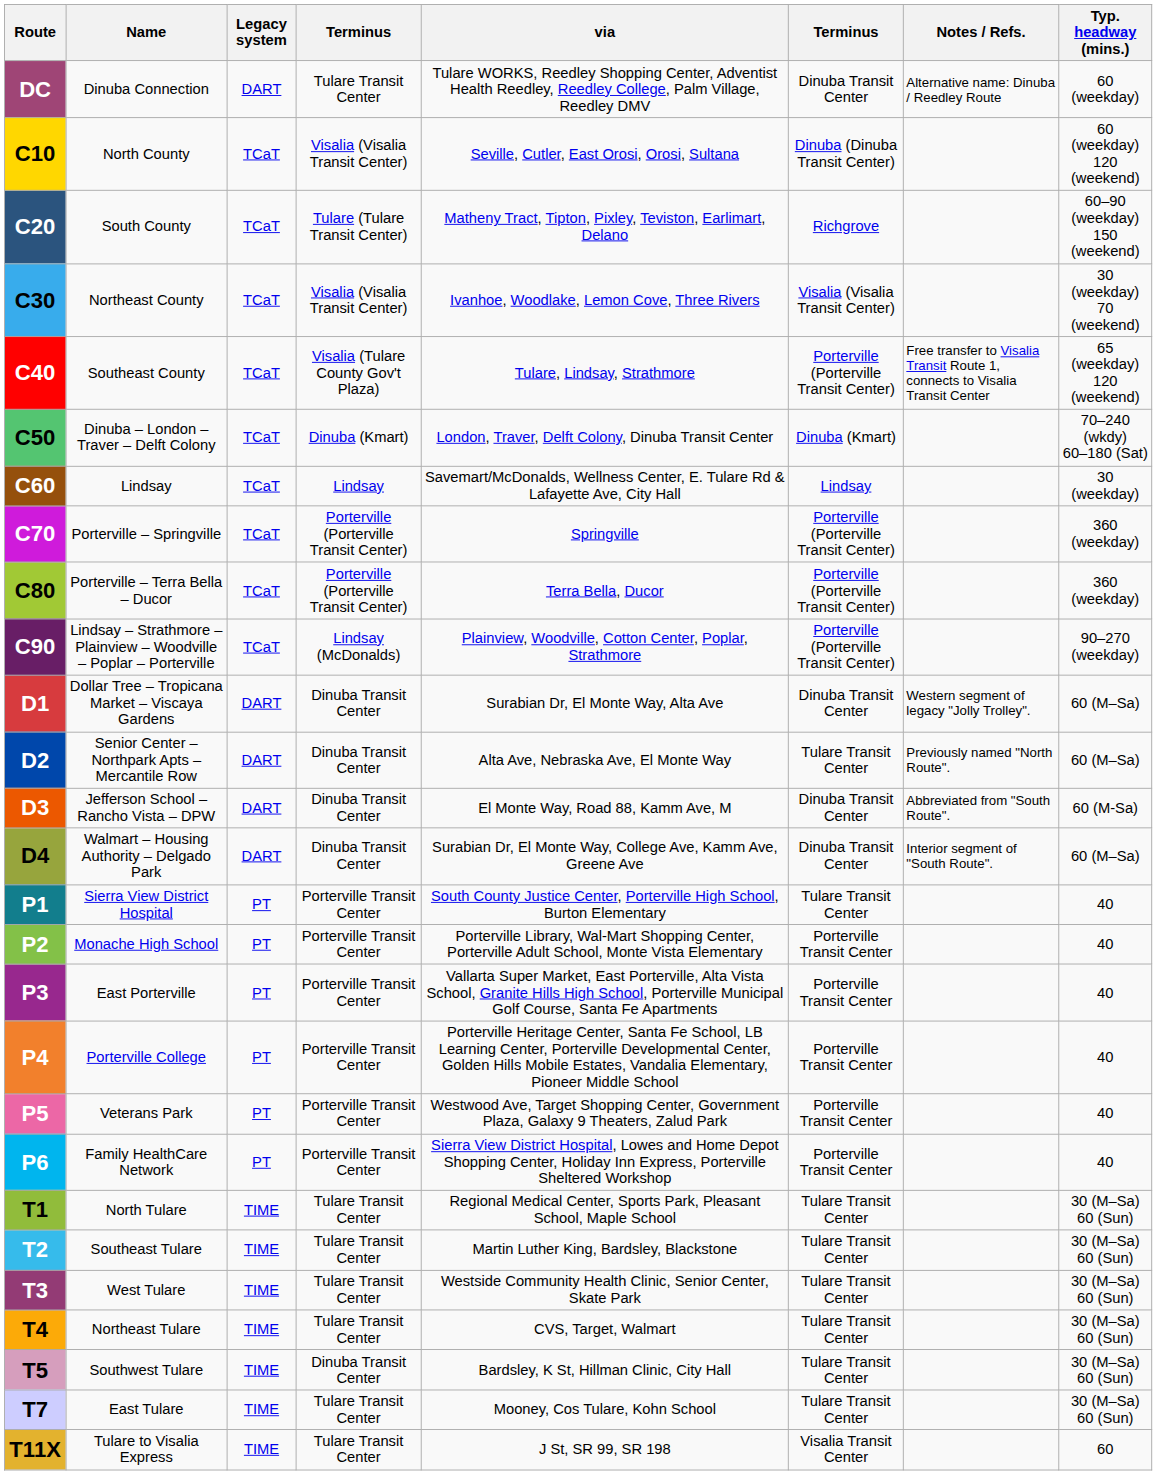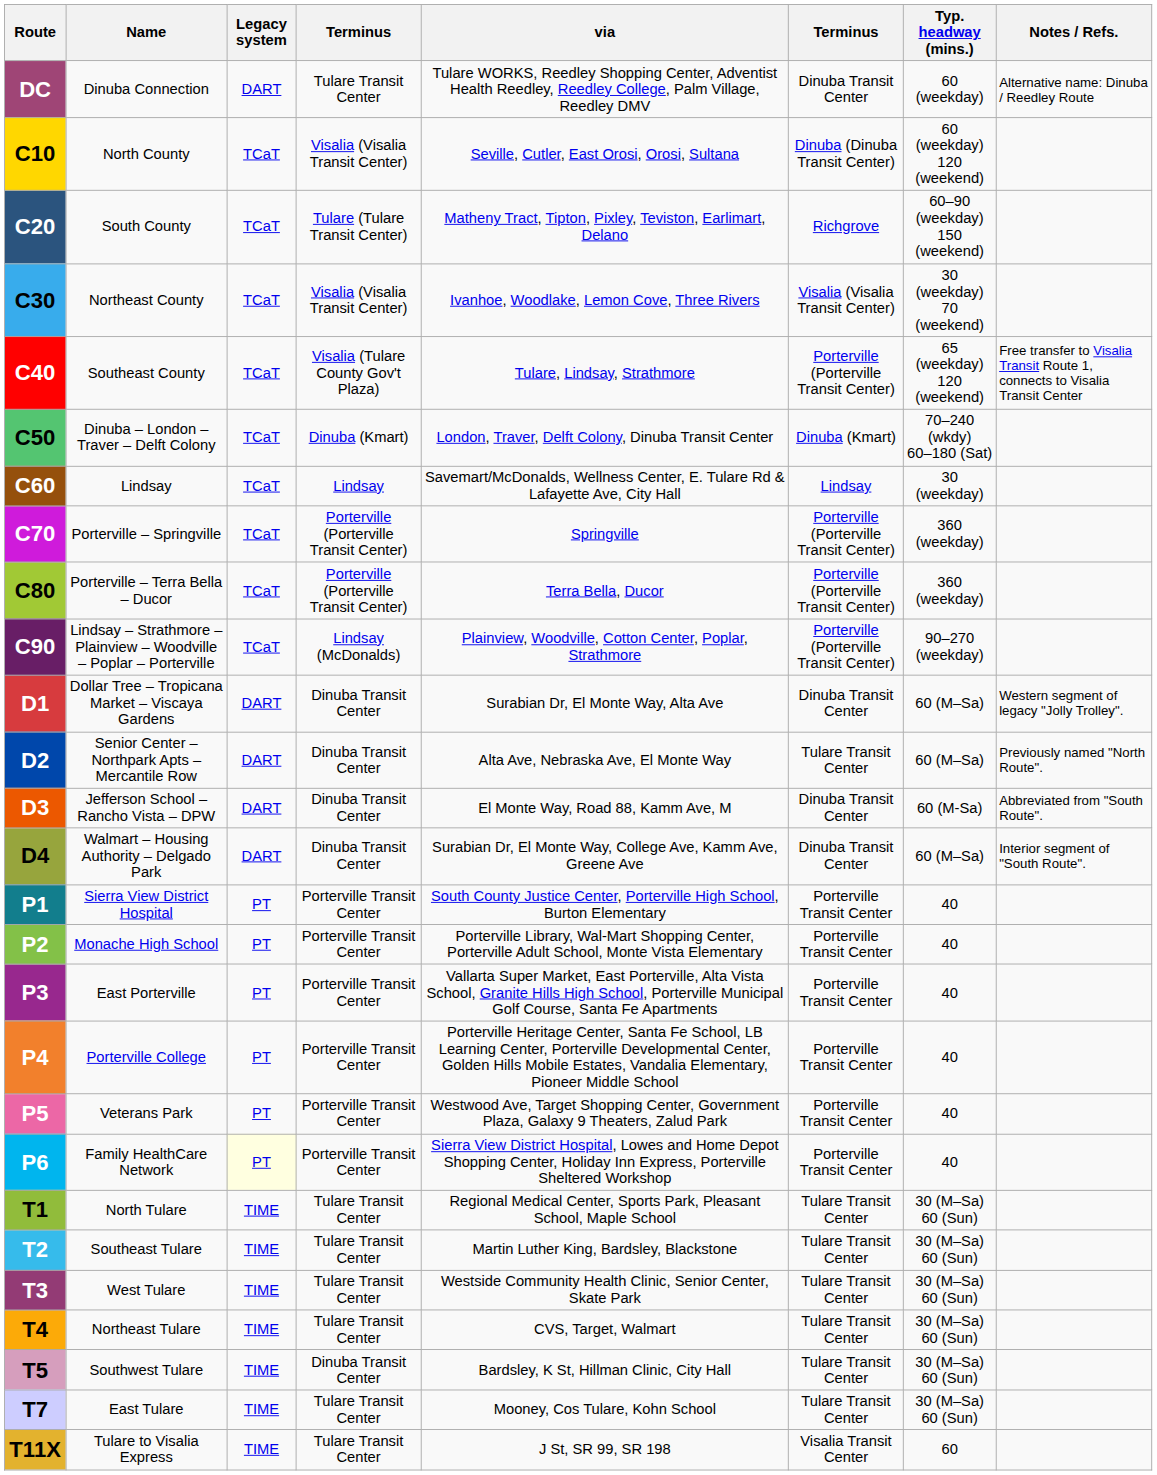columns swapped: (1105, 32) <-> (981, 32)
(846, 904) Tulare Transit Center -> (846, 904) Porterville Transit Center
(261, 1162) no background -> (261, 1162) lightyellow background
